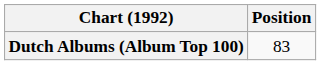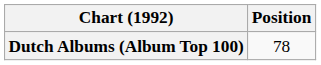(282, 45) 83 -> (282, 45) 78
